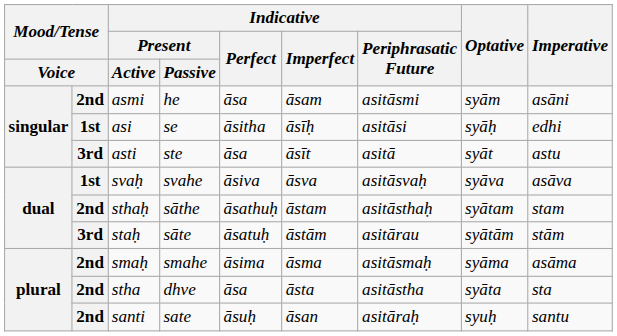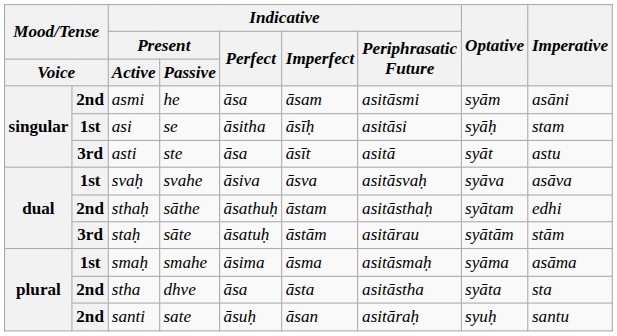(547, 126) edhi -> (548, 126) stam
(548, 208) stam -> (547, 208) edhi
(90, 262) 2nd -> (90, 262) 1st
